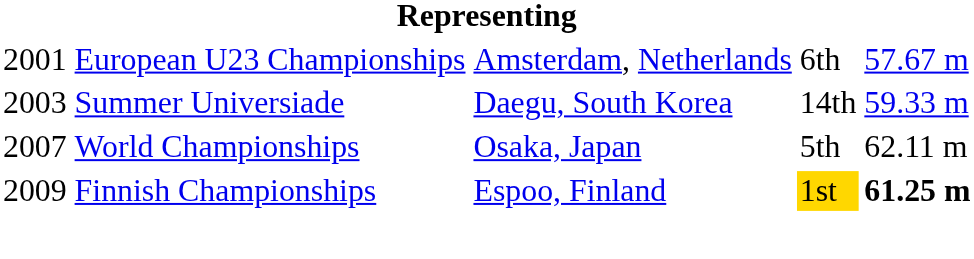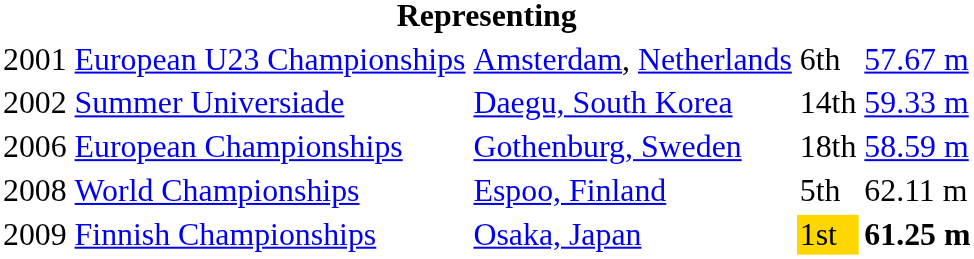(35, 102) 2003 -> (35, 102) 2002
+ row: (239, 146)
(35, 146) 2007 -> (35, 190) 2008
(557, 146) Osaka, Japan -> (570, 190) Espoo, Finland
(570, 190) Espoo, Finland -> (557, 234) Osaka, Japan
